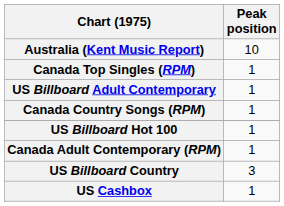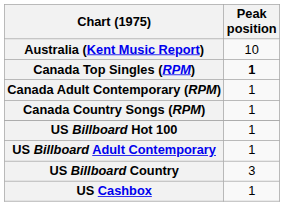(252, 69) normal -> (252, 69) bold
rows swapped: (114, 150) <-> (114, 89)
